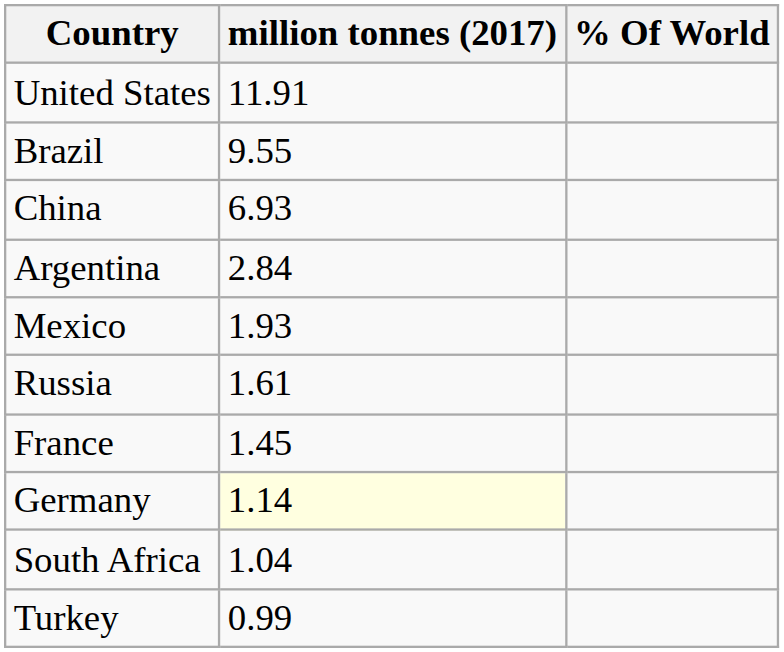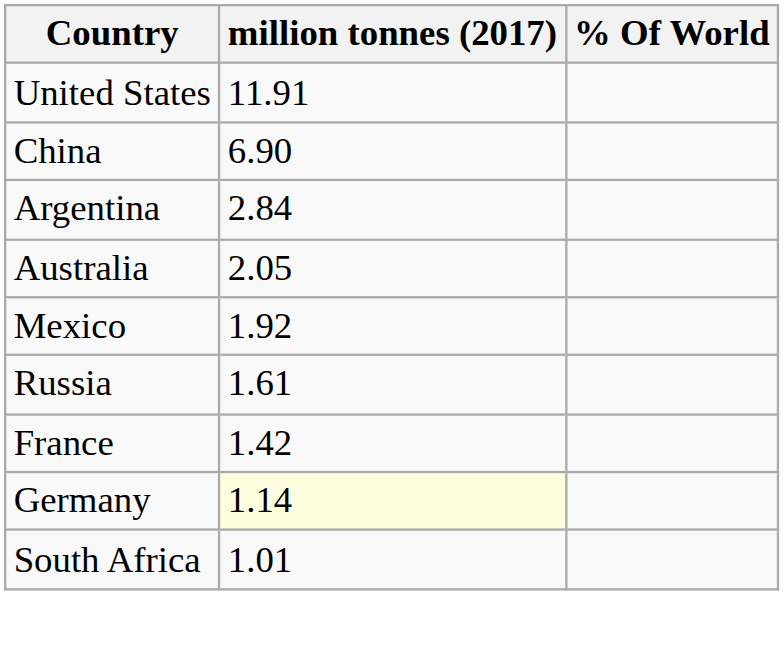- row: (59, 150)
(260, 208) 6.93 -> (260, 150) 6.90
+ row: (81, 267)
(260, 325) 1.93 -> (260, 325) 1.92
(260, 442) 1.45 -> (260, 442) 1.42
(260, 558) 1.04 -> (260, 558) 1.01
- row: (66, 617)
